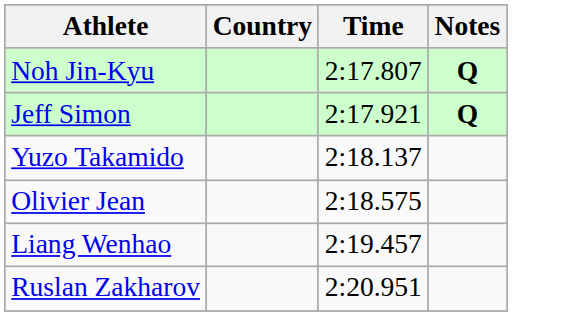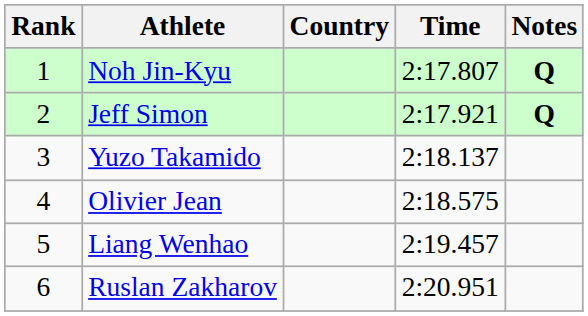+ column: (43, 26)
